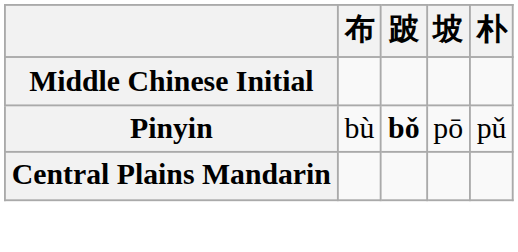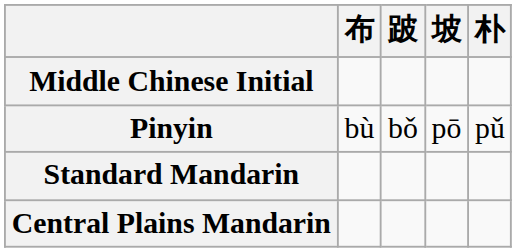(404, 128) bold -> (403, 128) normal
+ row: (171, 175)
